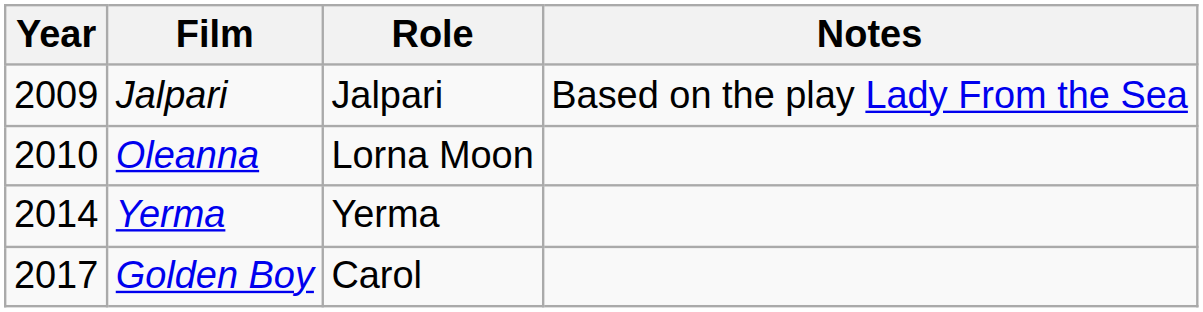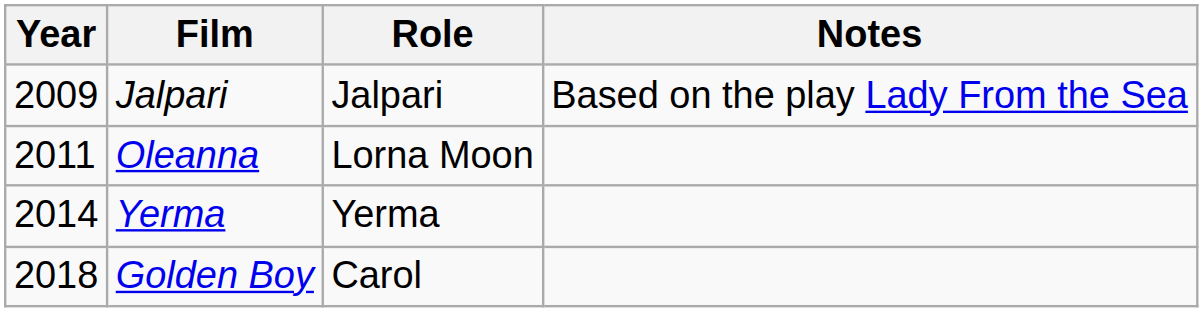(56, 154) 2010 -> (55, 154) 2011
(56, 275) 2017 -> (56, 275) 2018
